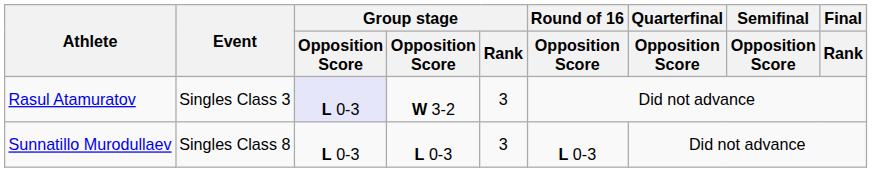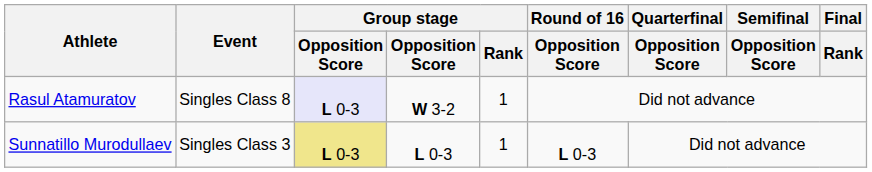(235, 99) Singles Class 3 -> (235, 99) Singles Class 8
(503, 99) 3 -> (503, 99) 1
(235, 145) Singles Class 8 -> (235, 145) Singles Class 3
(341, 154) no background -> (341, 154) khaki background
(503, 145) 3 -> (503, 145) 1
